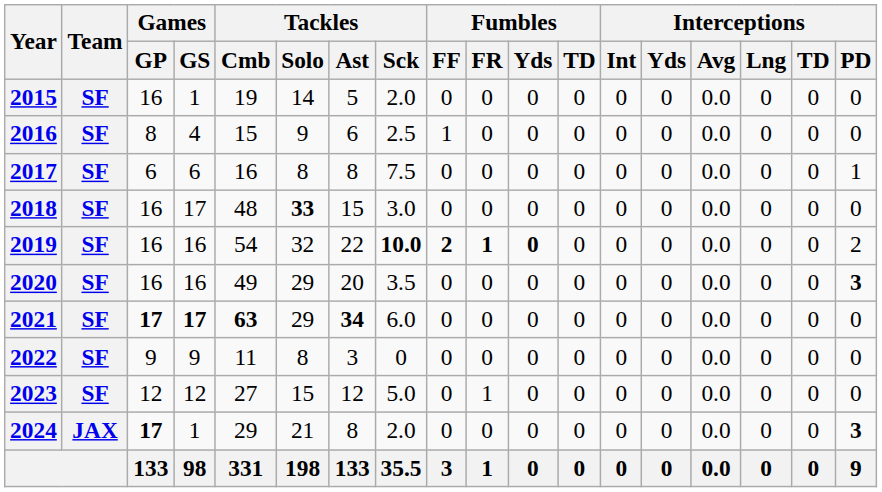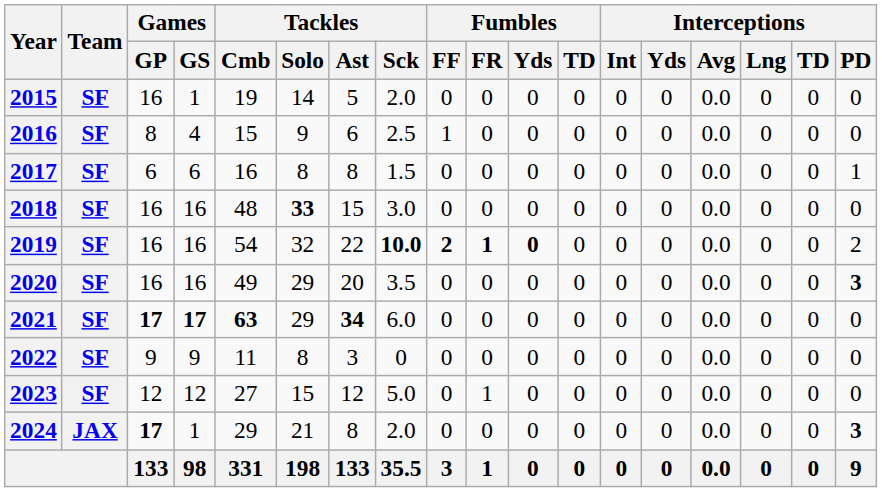(401, 171) 7.5 -> (401, 171) 1.5
(195, 208) 17 -> (195, 208) 16
